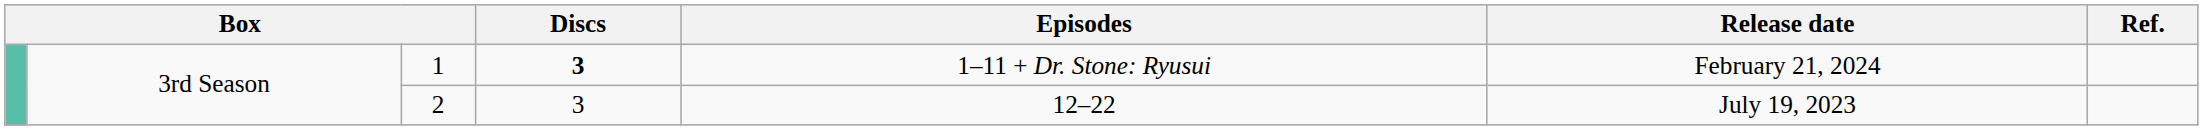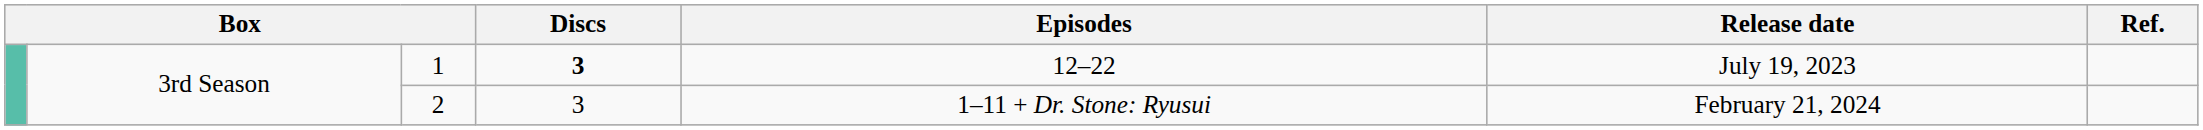(1084, 64) 1–11 + Dr. Stone: Ryusui -> (1084, 64) 12–22
(1788, 64) February 21, 2024 -> (1788, 64) July 19, 2023
(1084, 104) 12–22 -> (1084, 104) 1–11 + Dr. Stone: Ryusui
(1788, 104) July 19, 2023 -> (1788, 104) February 21, 2024
